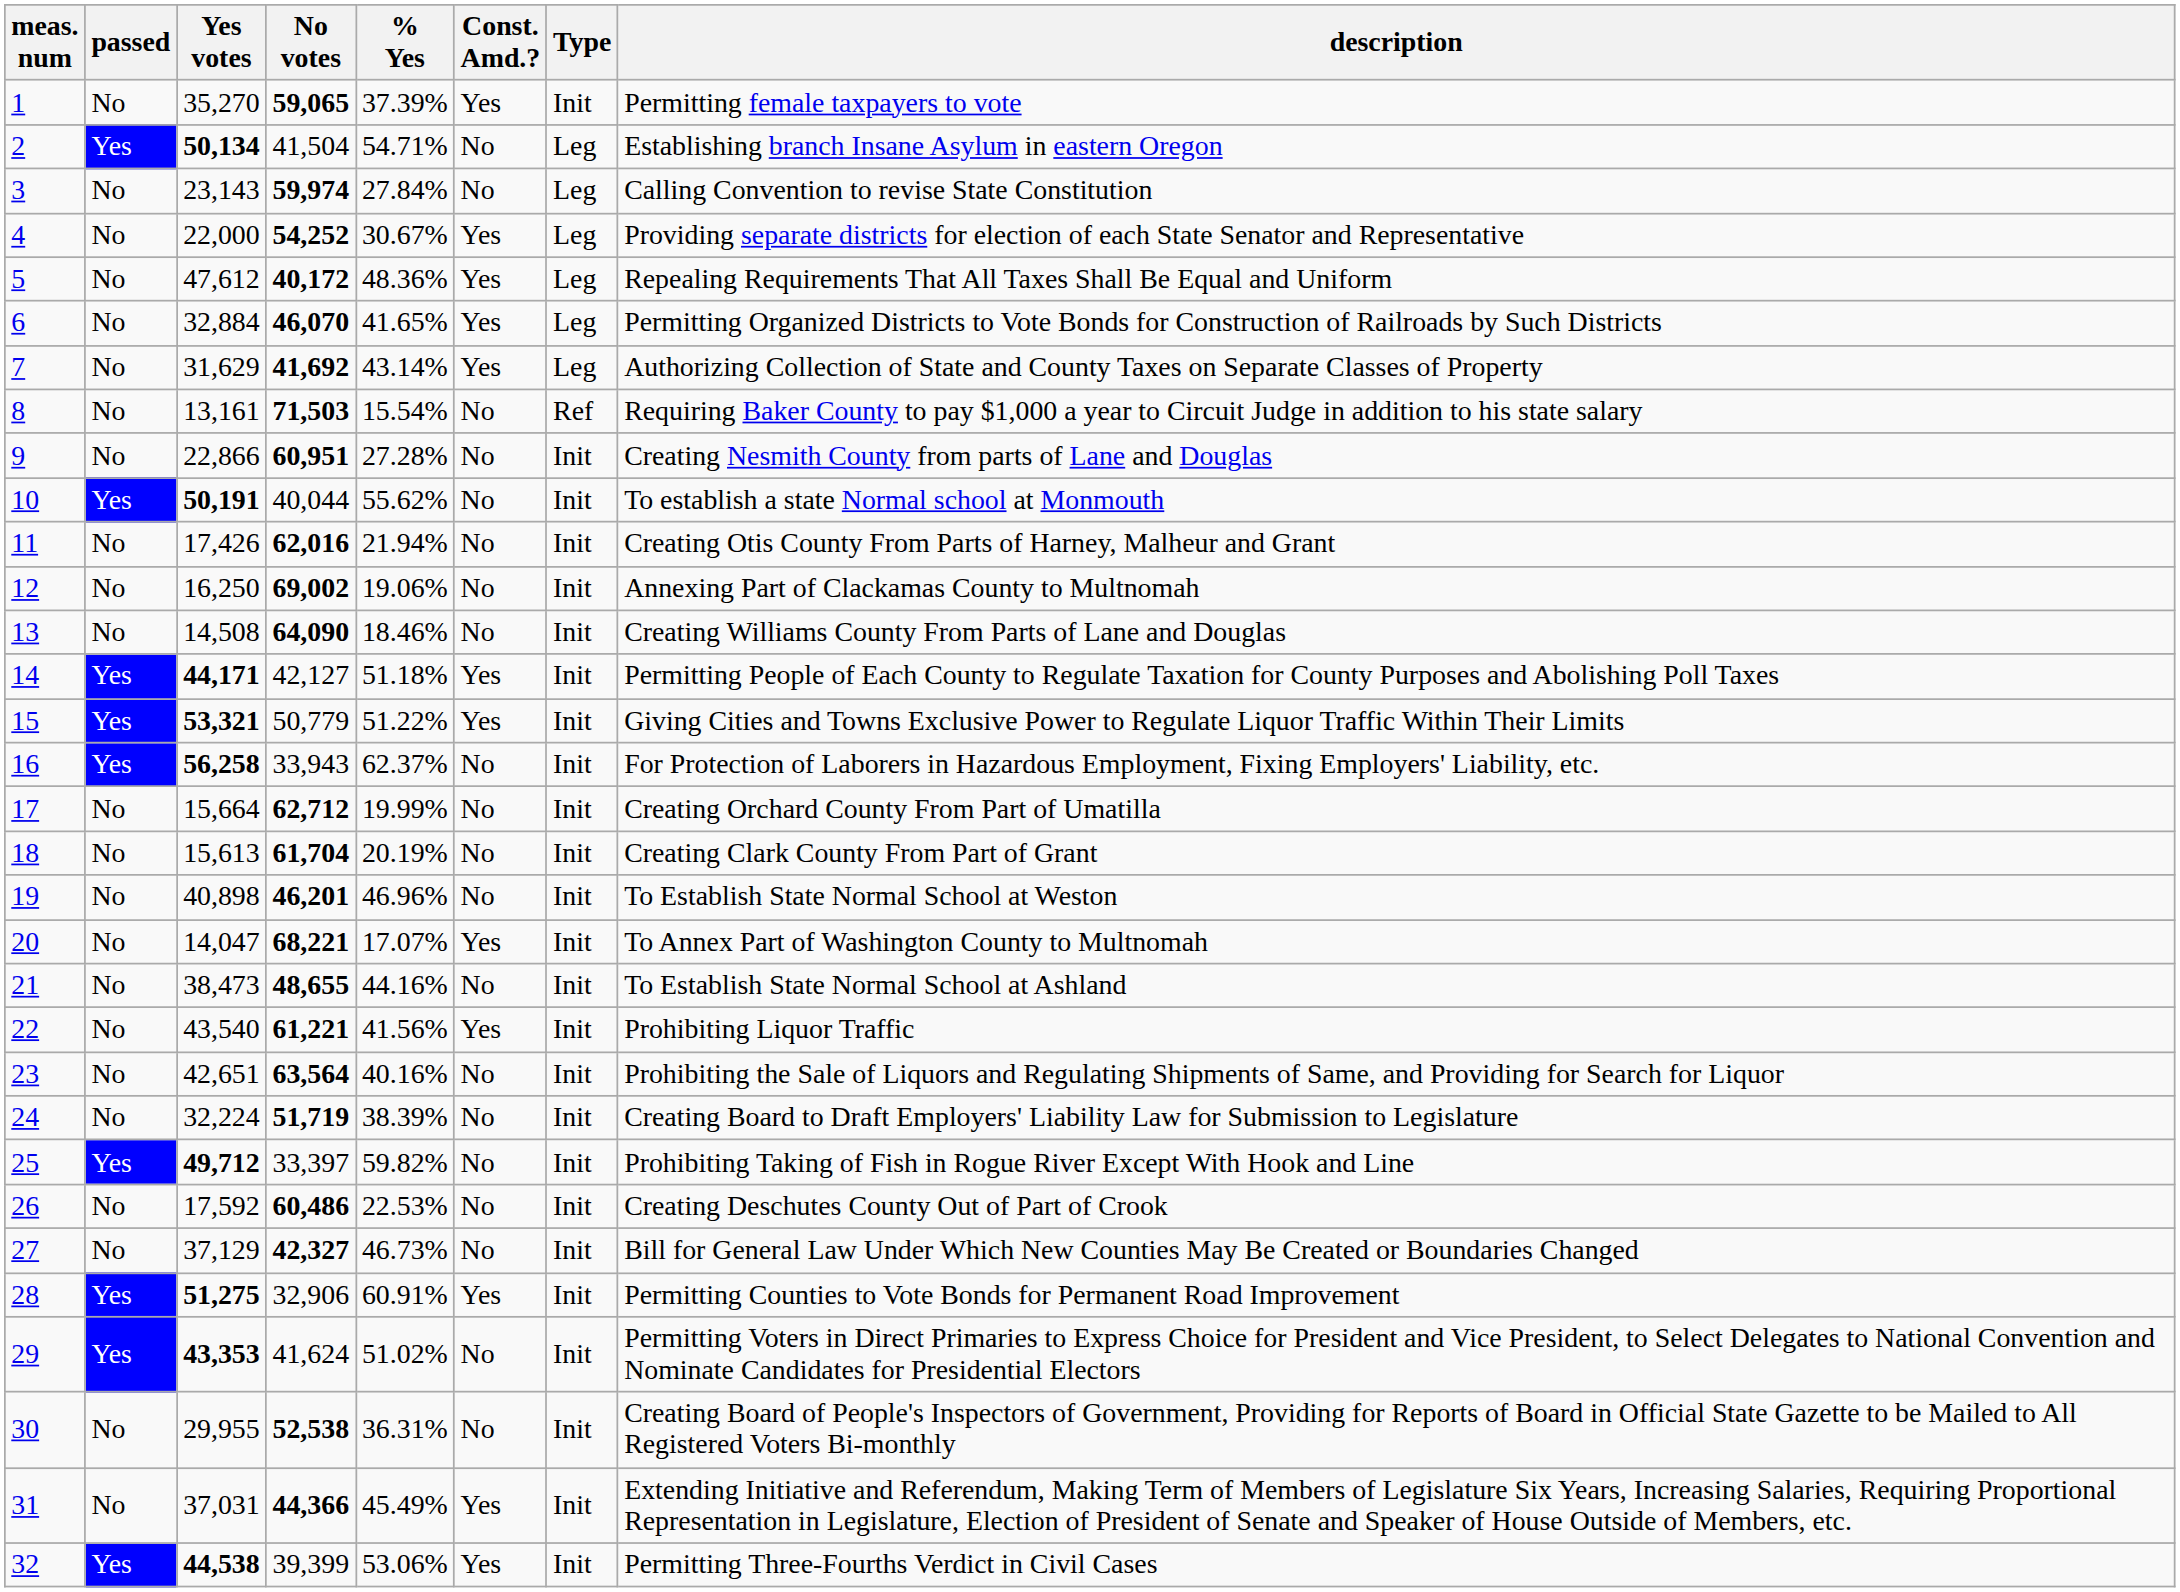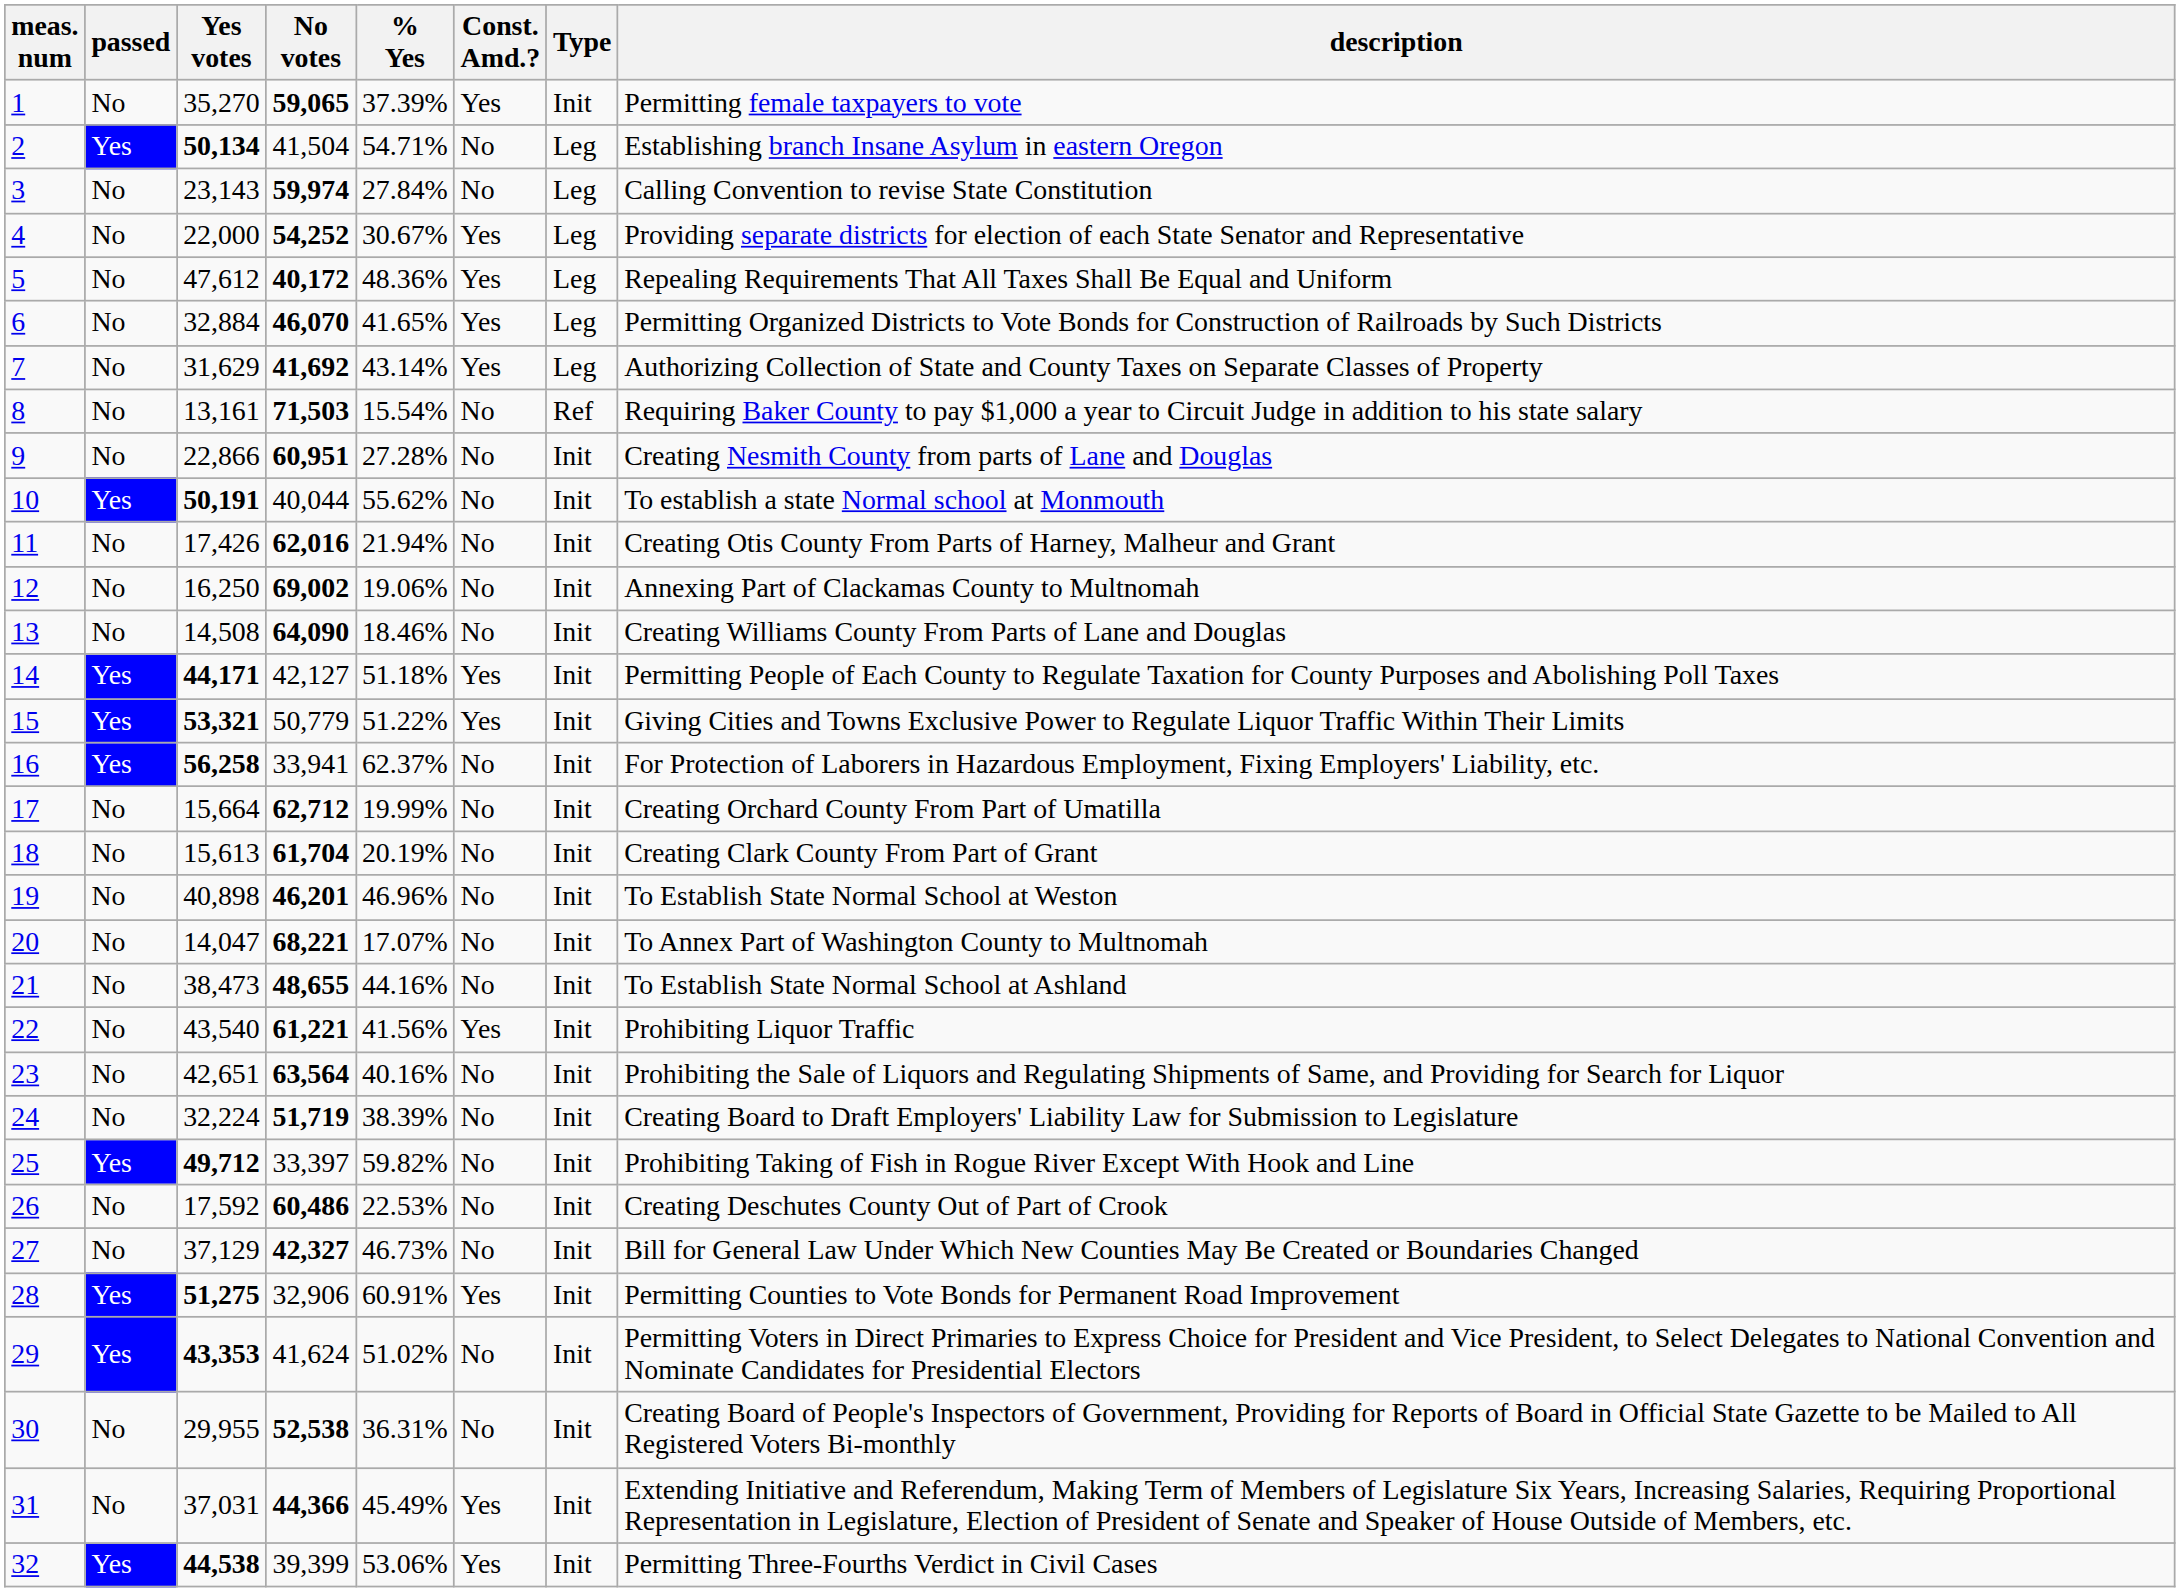(311, 764) 33,943 -> (311, 764) 33,941
(481, 940) Yes -> (478, 940) No
